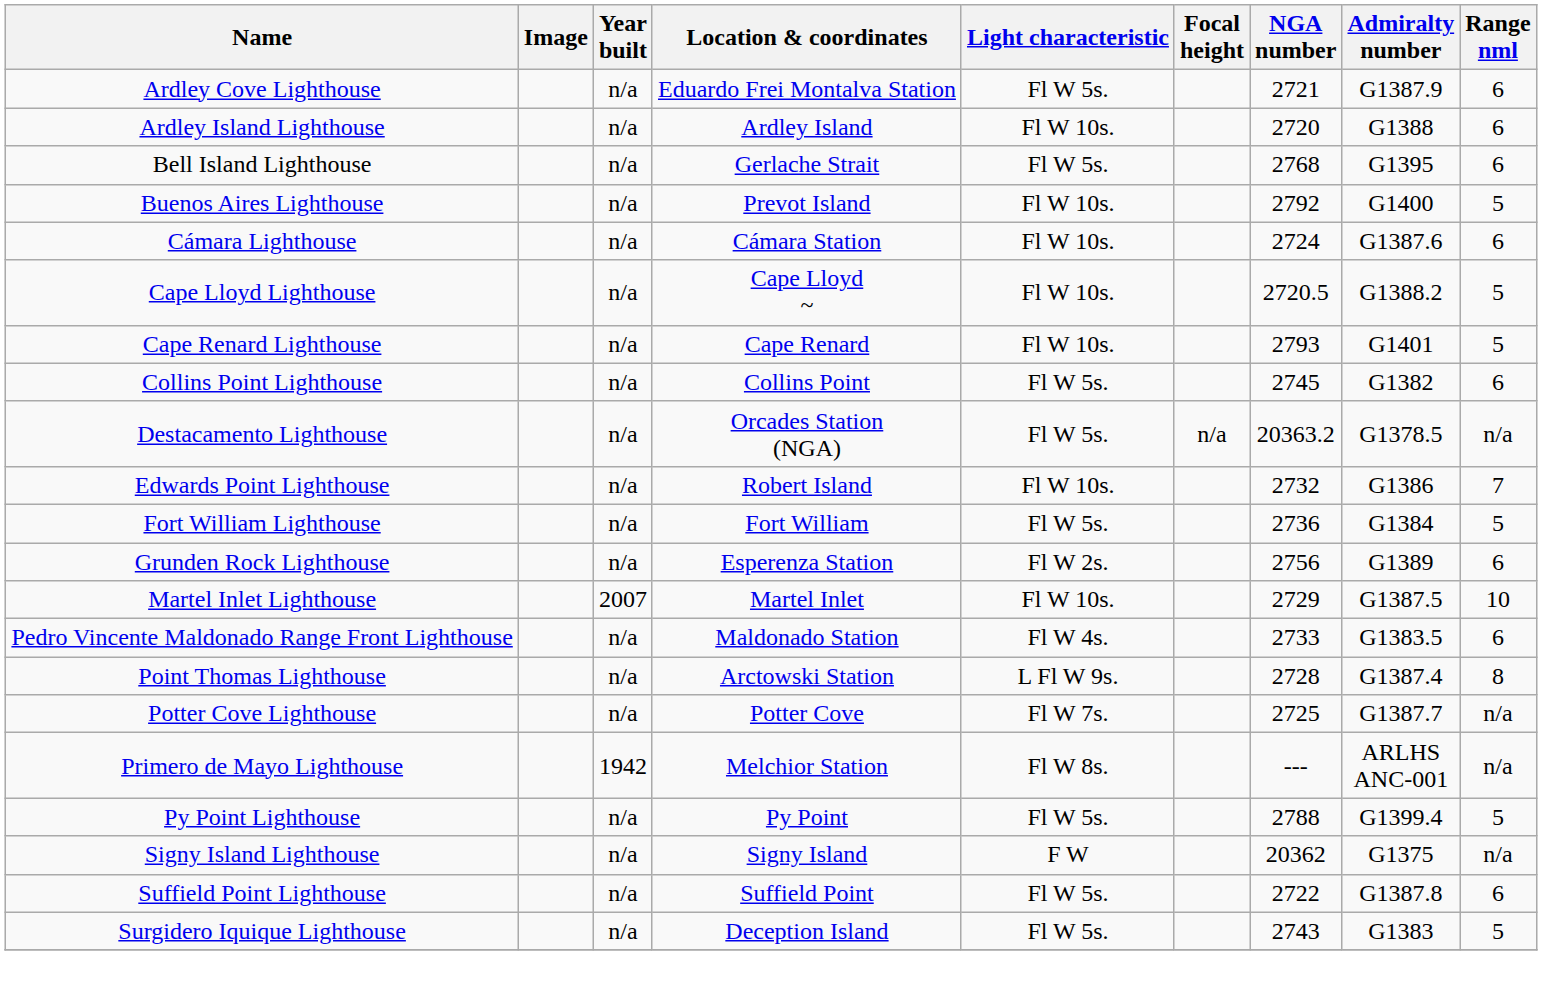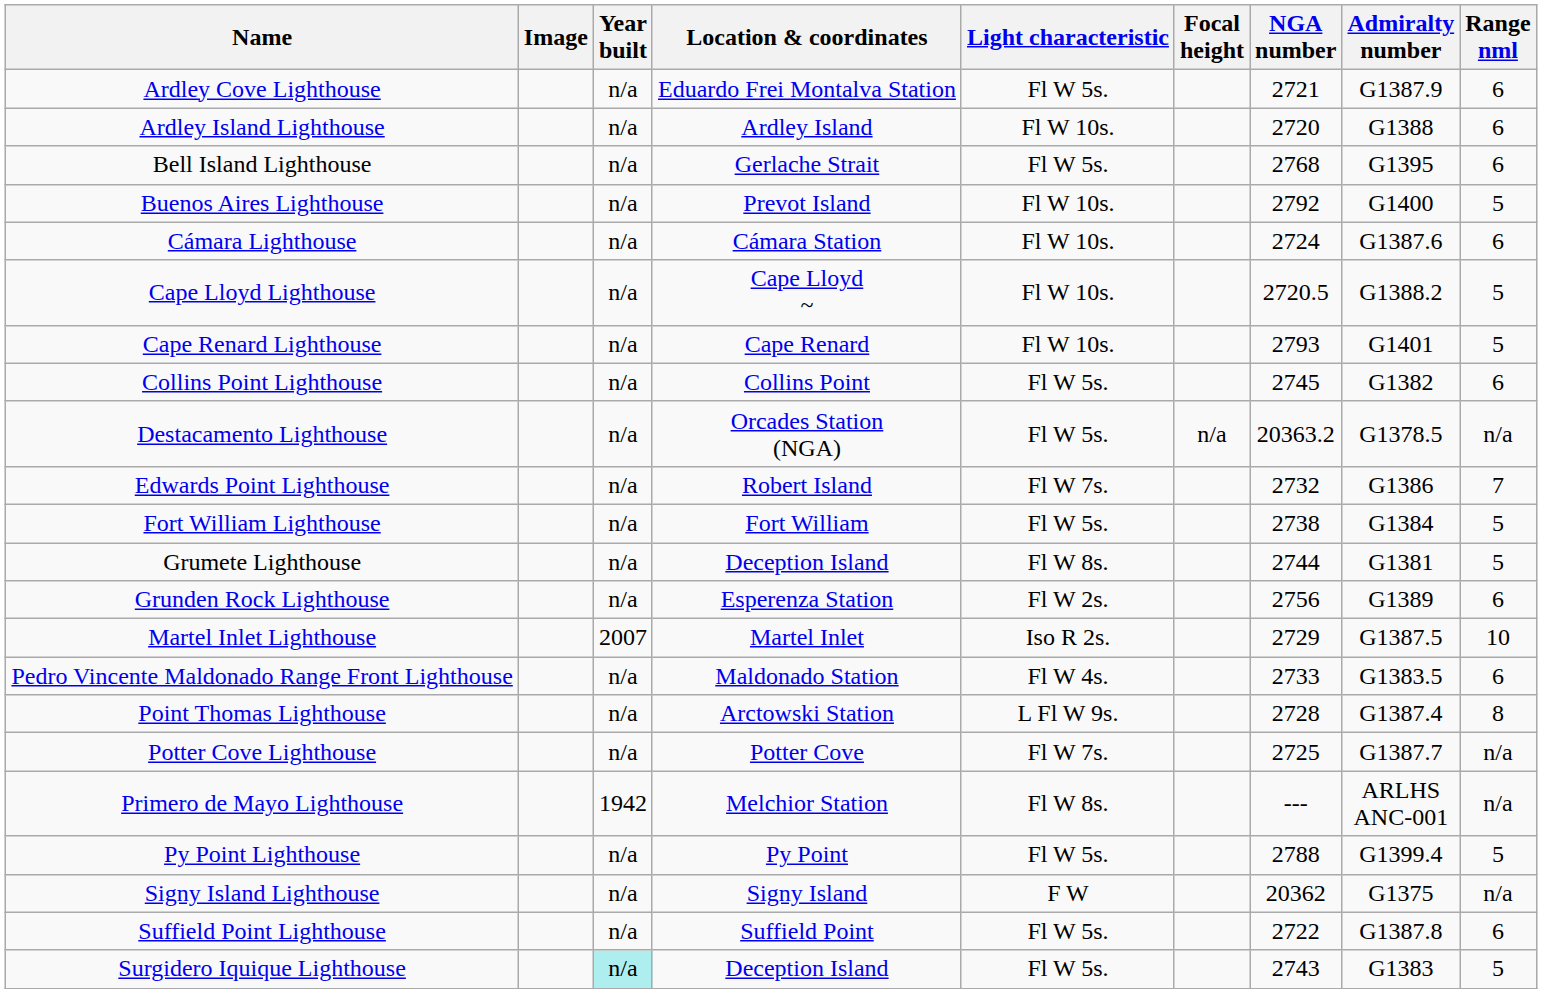(1068, 485) Fl W 10s. -> (1068, 485) Fl W 7s.
(1296, 523) 2736 -> (1296, 523) 2738
+ row: (262, 561)
(1068, 599) Fl W 10s. -> (1068, 637) Iso R 2s.
(623, 930) no background -> (623, 968) paleturquoise background
